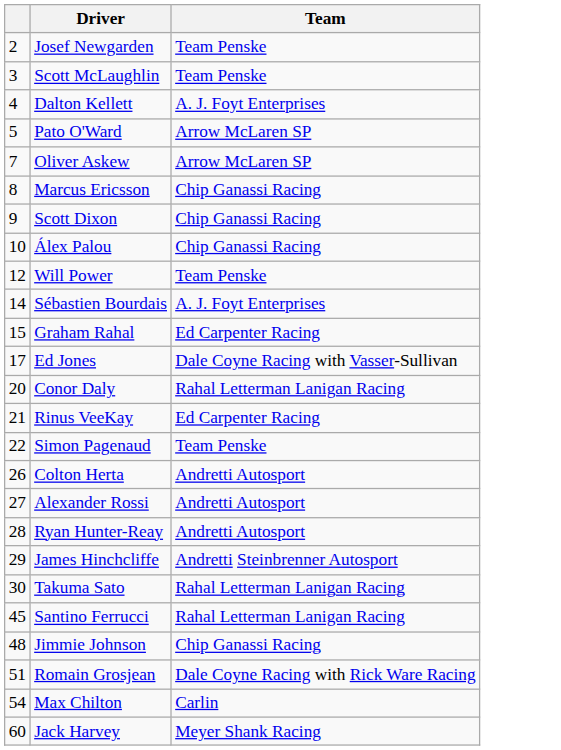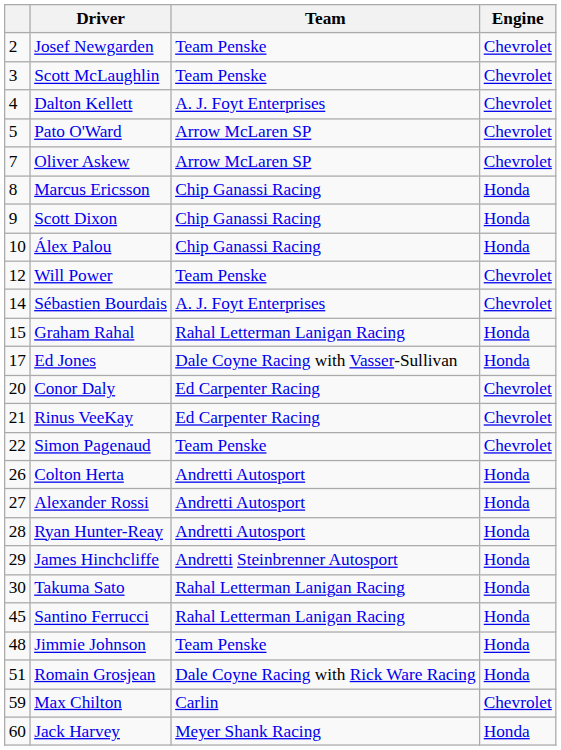+ column: (518, 18)
(248, 331) Ed Carpenter Racing -> (290, 331) Rahal Letterman Lanigan Racing
(290, 388) Rahal Letterman Lanigan Racing -> (248, 388) Ed Carpenter Racing
(248, 645) Chip Ganassi Racing -> (221, 645) Team Penske
(17, 702) 54 -> (17, 702) 59
